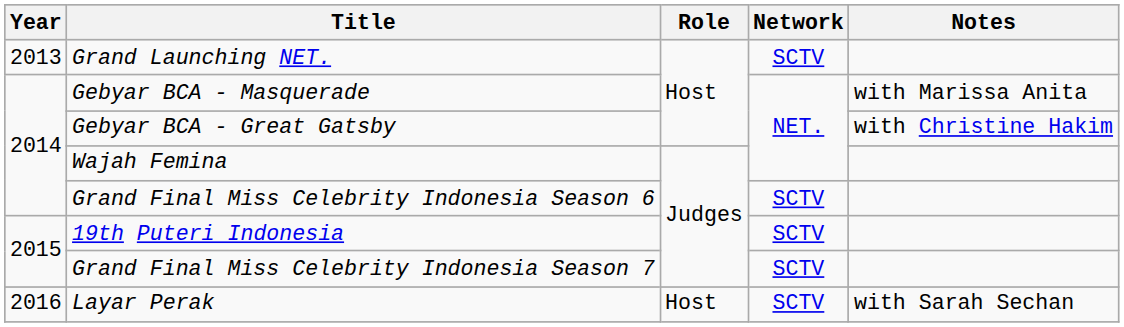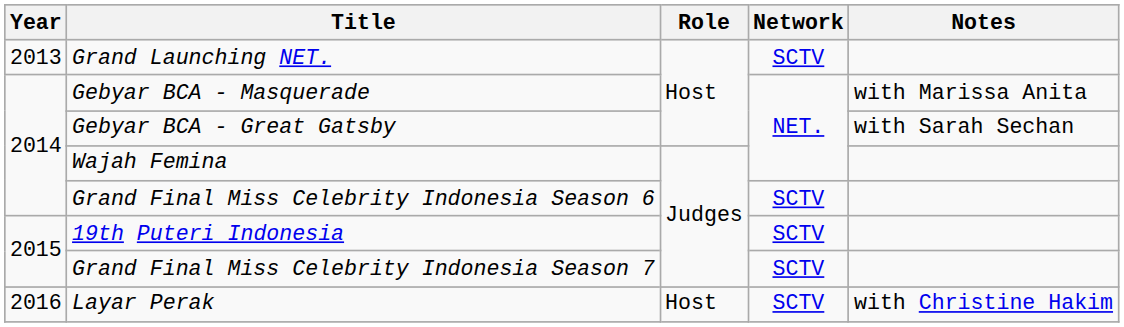(984, 128) with Christine Hakim -> (964, 128) with Sarah Sechan
(964, 304) with Sarah Sechan -> (984, 304) with Christine Hakim
